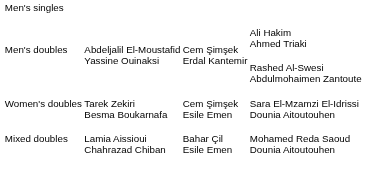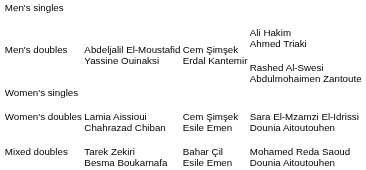+ row: (41, 92)
(126, 109) Tarek Zekiri Besma Boukarnafa -> (125, 122) Lamia Aissioui Chahrazad Chiban
(125, 144) Lamia Aissioui Chahrazad Chiban -> (126, 157) Tarek Zekiri Besma Boukarnafa
